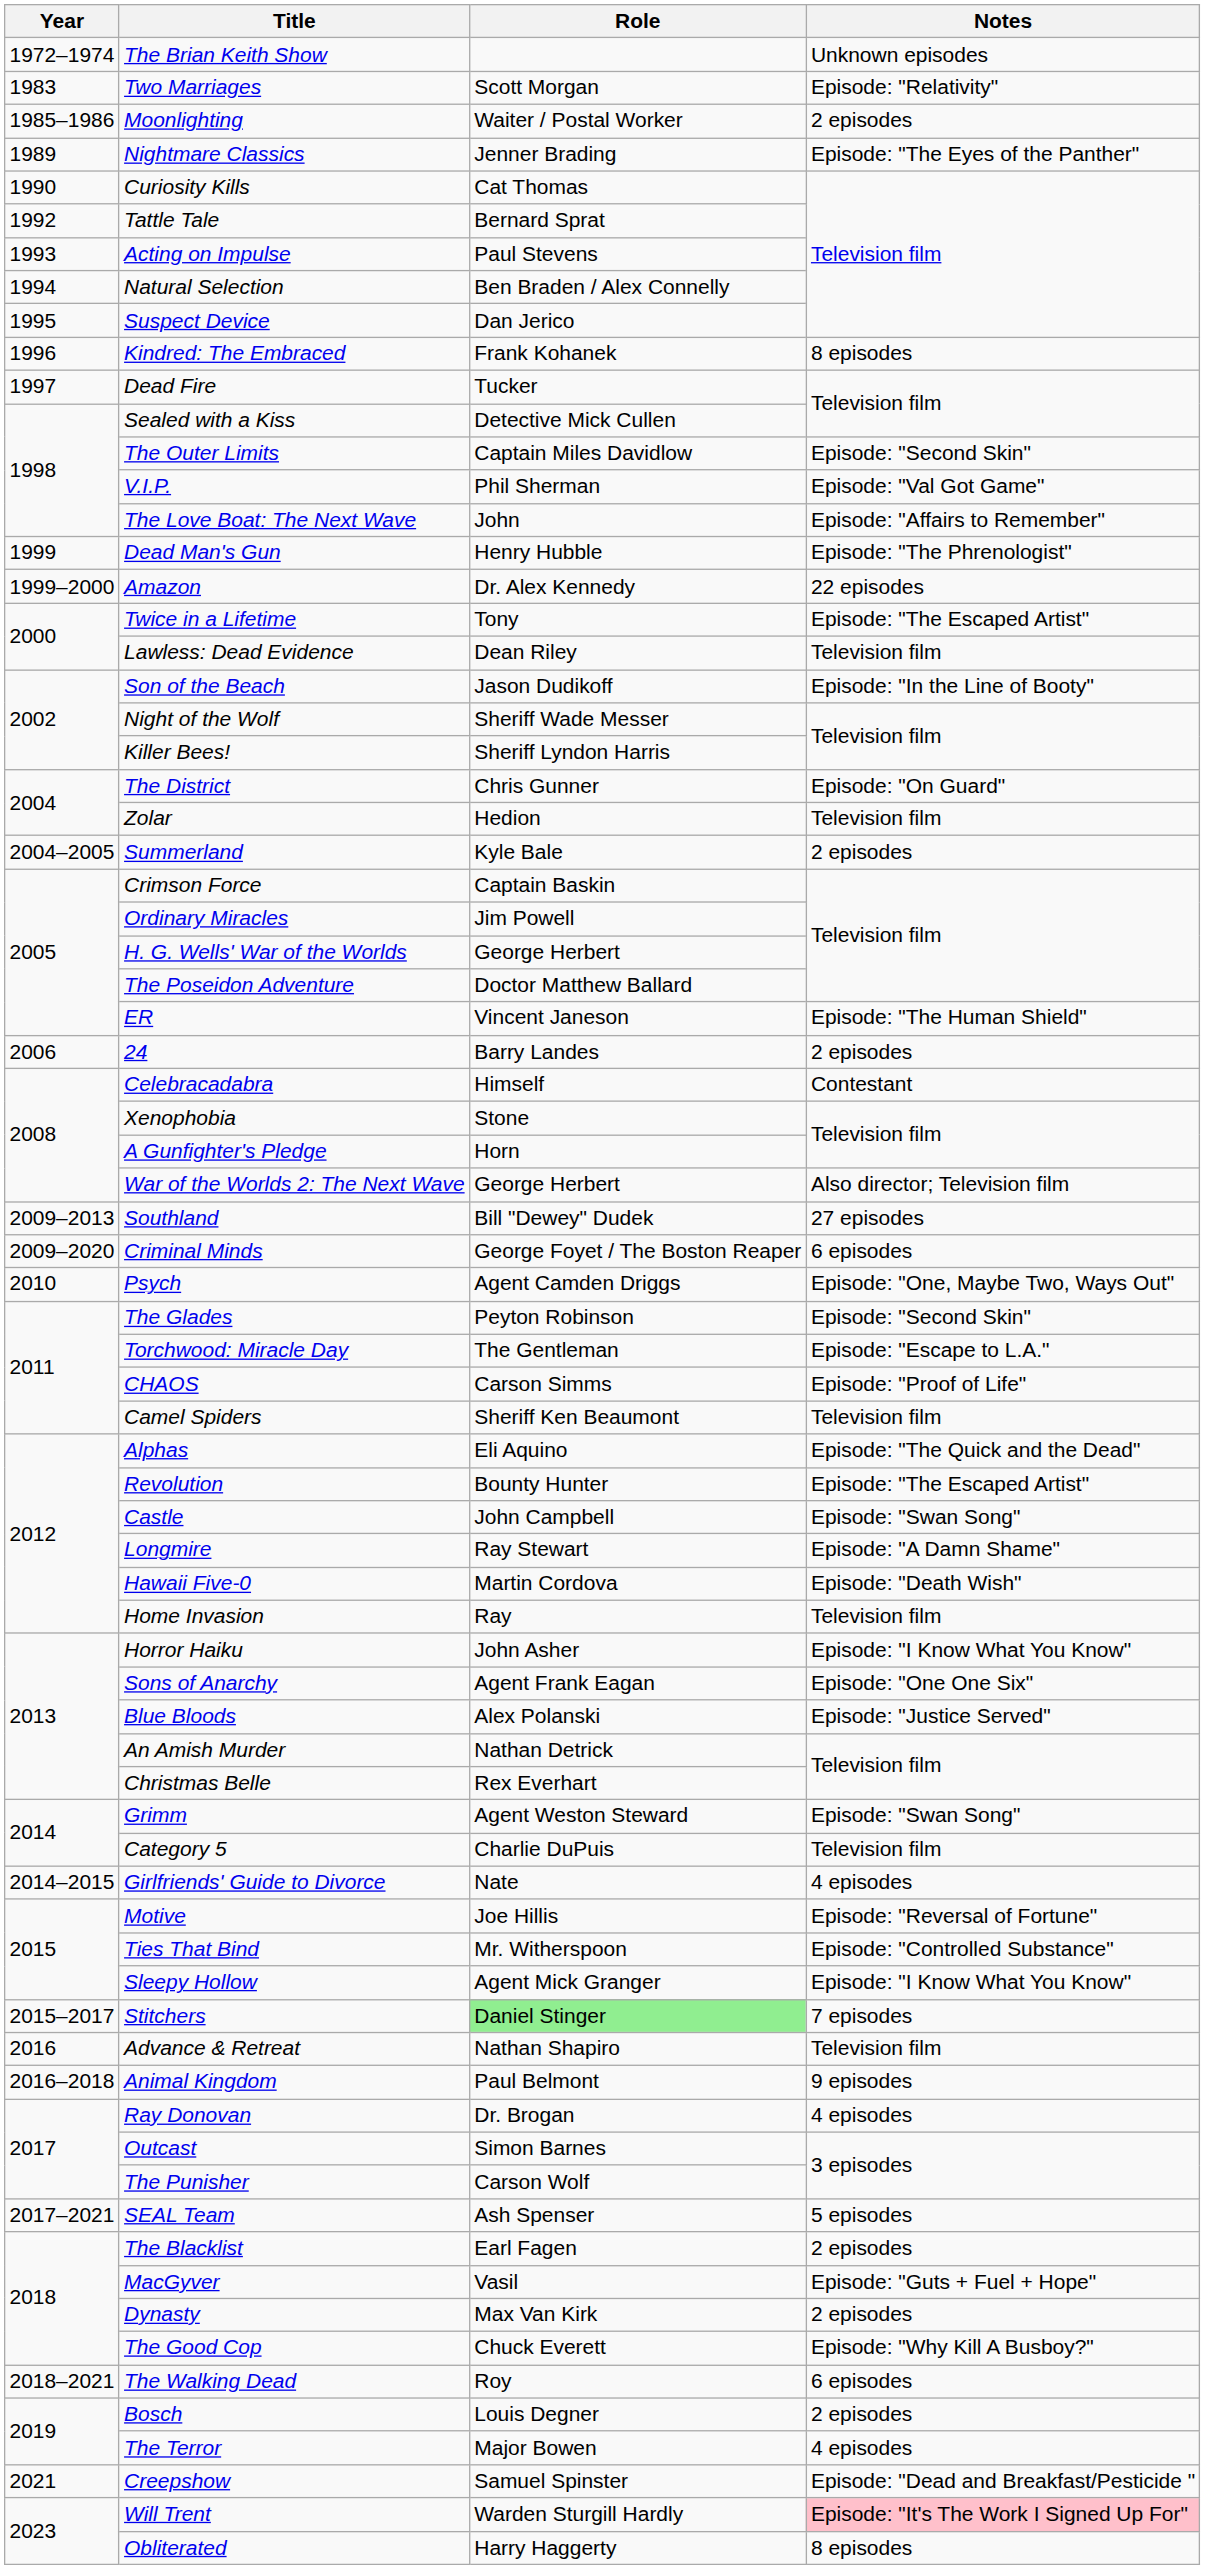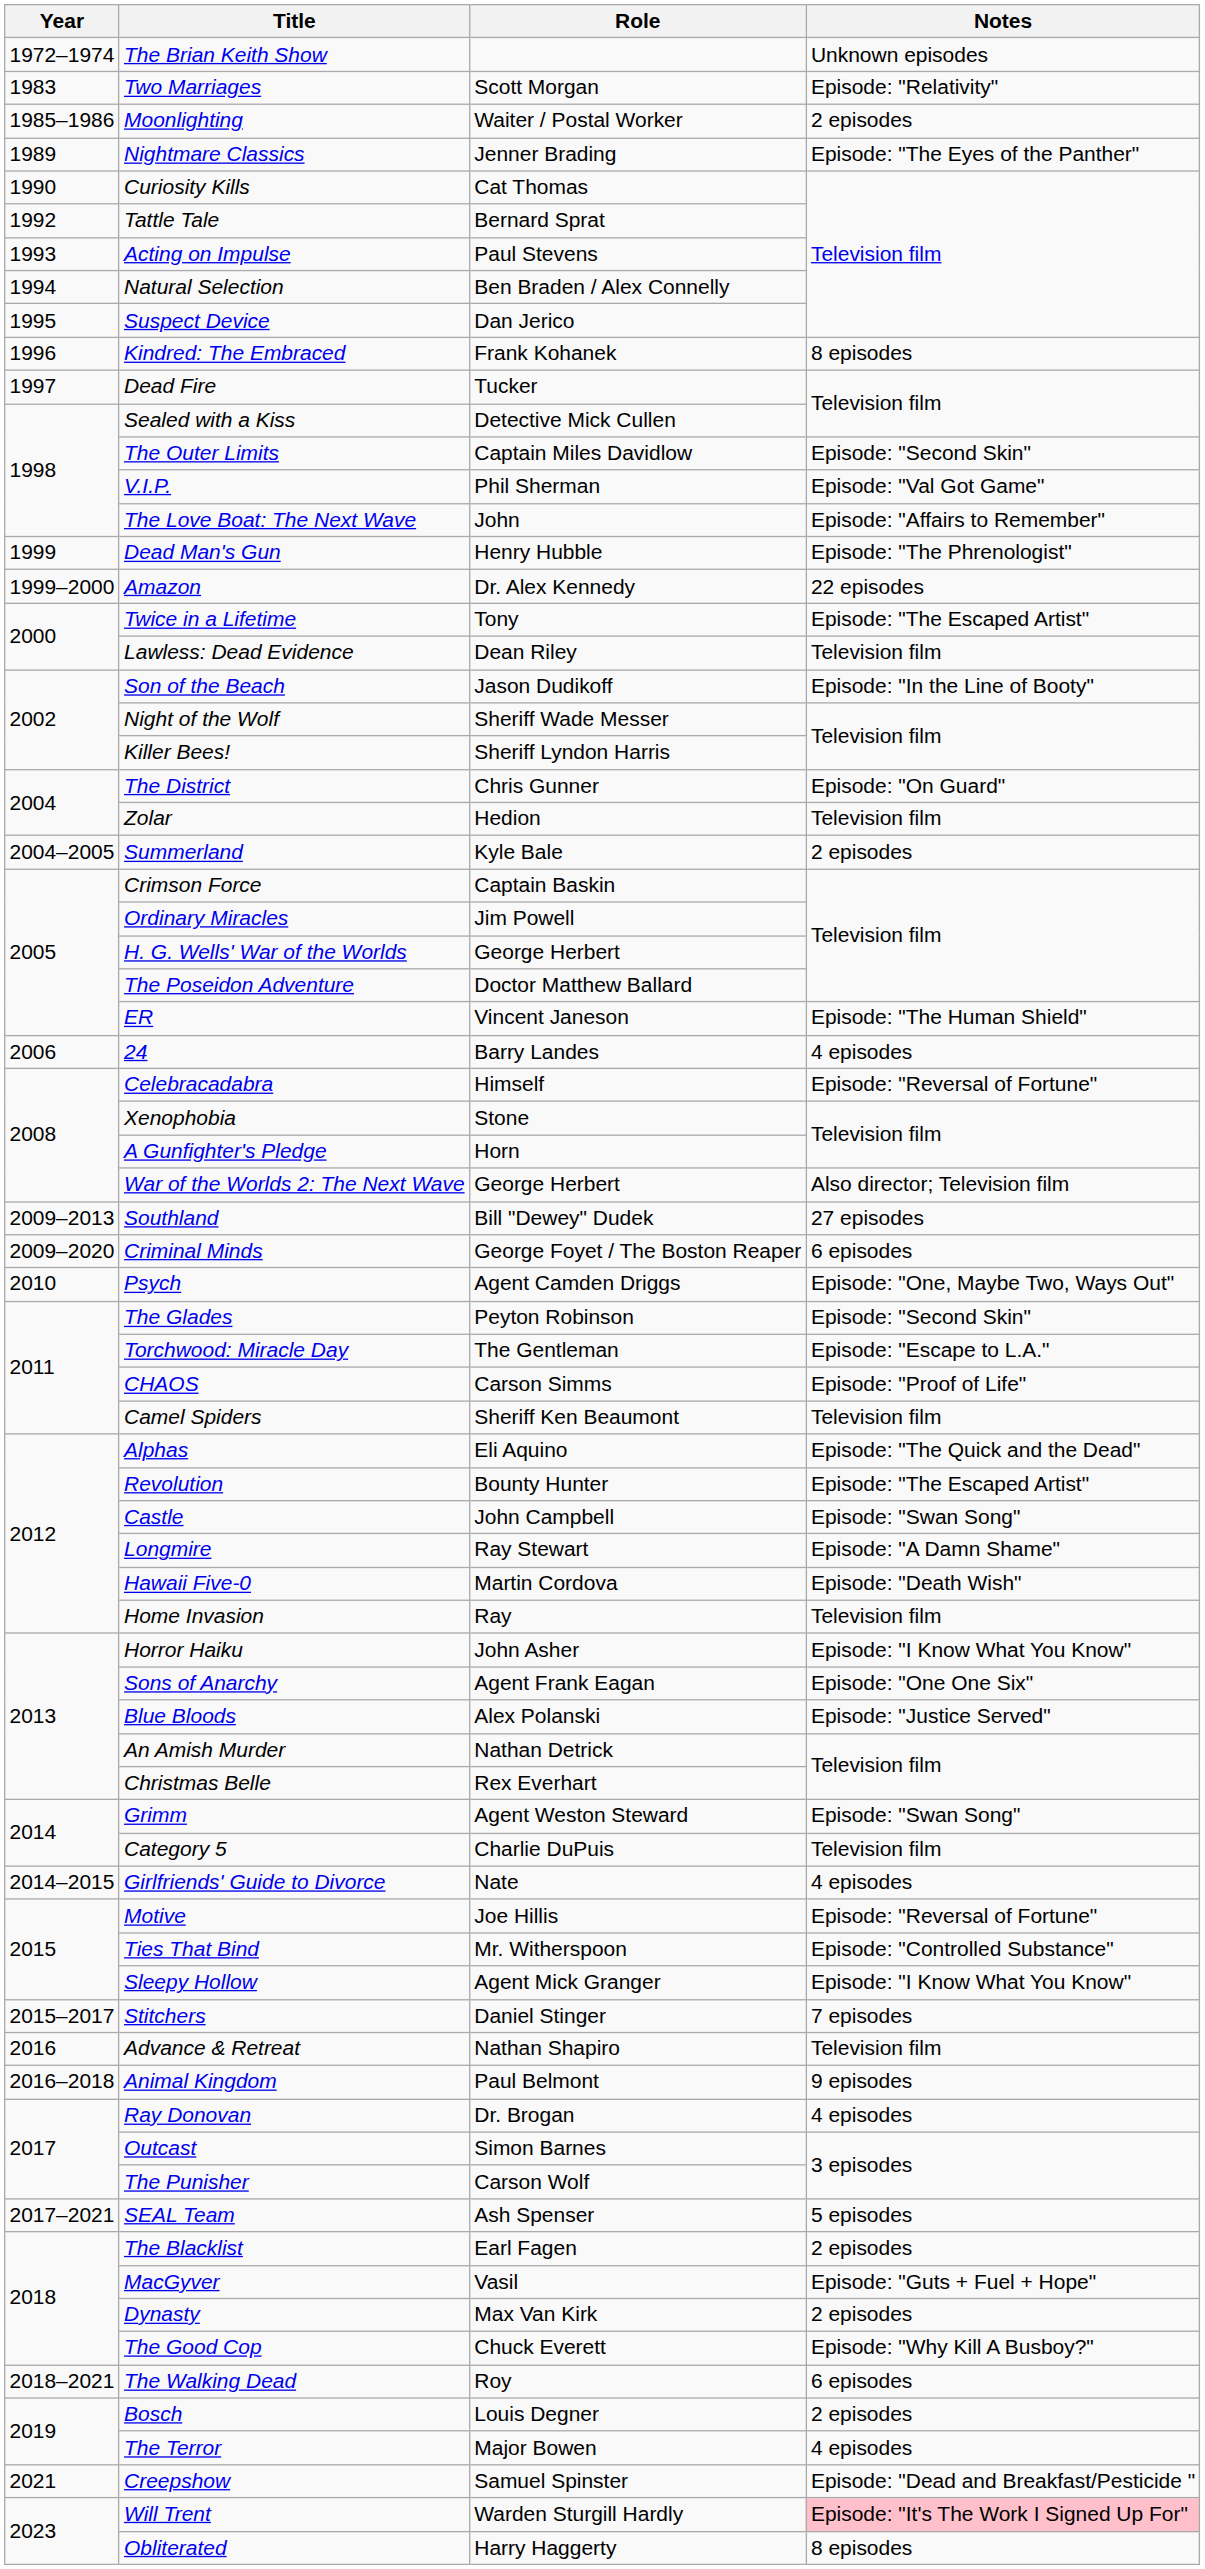(862, 1051) 2 episodes -> (862, 1051) 4 episodes
(862, 1084) Contestant -> (954, 1084) Episode: "Reversal of Fortune"
(540, 2015) lightgreen background -> (540, 2015) no background
